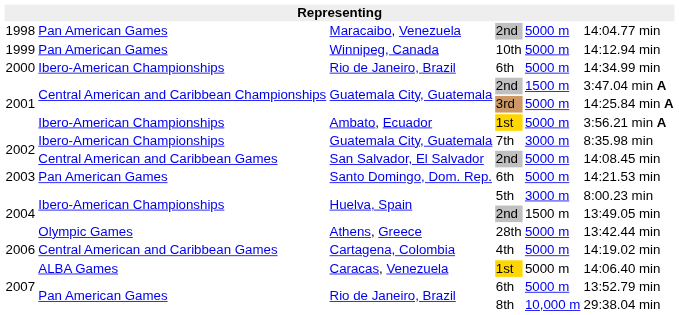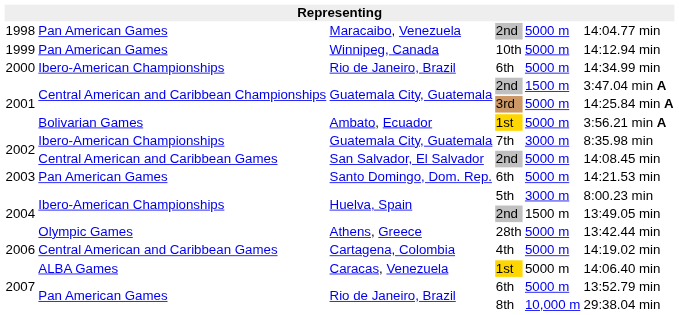(131, 122) Ibero-American Championships -> (91, 122) Bolivarian Games
